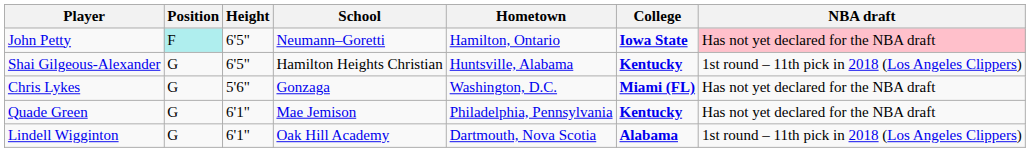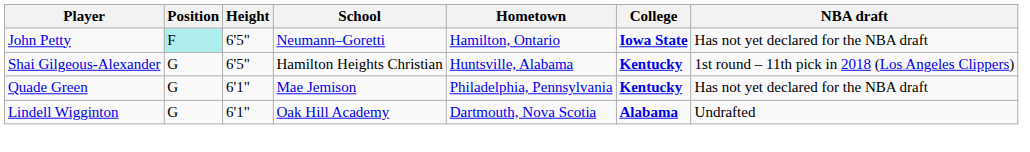(819, 40) pink background -> (811, 40) no background
- row: (44, 87)
(862, 135) 1st round – 11th pick in 2018 (Los Angeles Clippers) -> (725, 111) Undrafted
